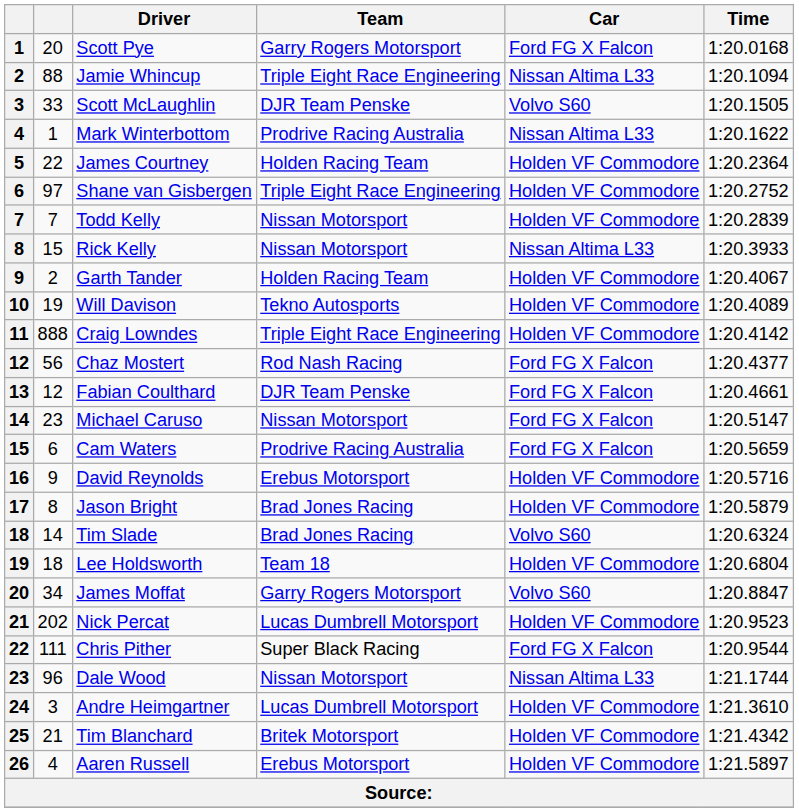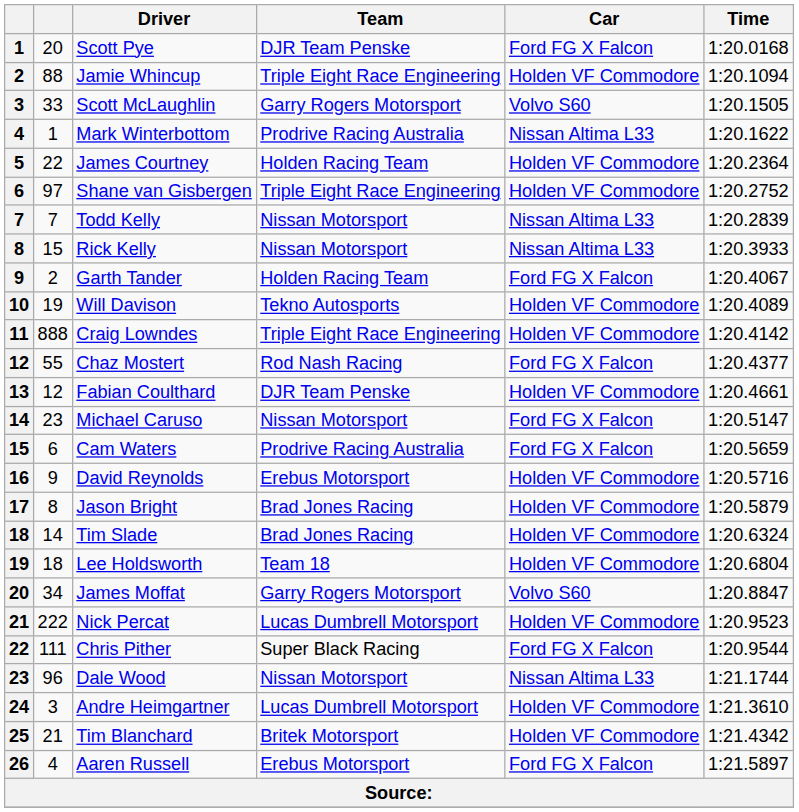(361, 48) Garry Rogers Motorsport -> (335, 48) DJR Team Penske
(582, 77) Nissan Altima L33 -> (604, 77) Holden VF Commodore
(335, 105) DJR Team Penske -> (361, 105) Garry Rogers Motorsport
(604, 220) Holden VF Commodore -> (582, 220) Nissan Altima L33
(604, 277) Holden VF Commodore -> (581, 277) Ford FG X Falcon
(53, 363) 56 -> (53, 363) 55
(581, 392) Ford FG X Falcon -> (604, 392) Holden VF Commodore
(550, 535) Volvo S60 -> (604, 535) Holden VF Commodore
(53, 621) 202 -> (53, 621) 222
(604, 765) Holden VF Commodore -> (581, 765) Ford FG X Falcon
